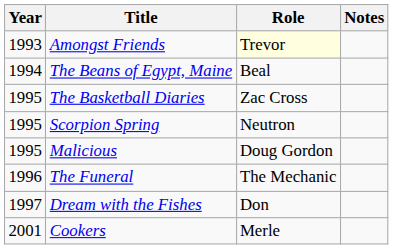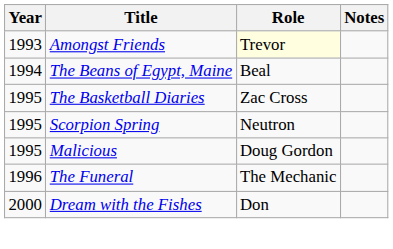(25, 204) 1997 -> (25, 204) 2000
- row: (78, 230)
